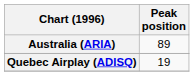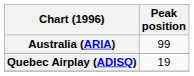(164, 44) 89 -> (164, 44) 99
